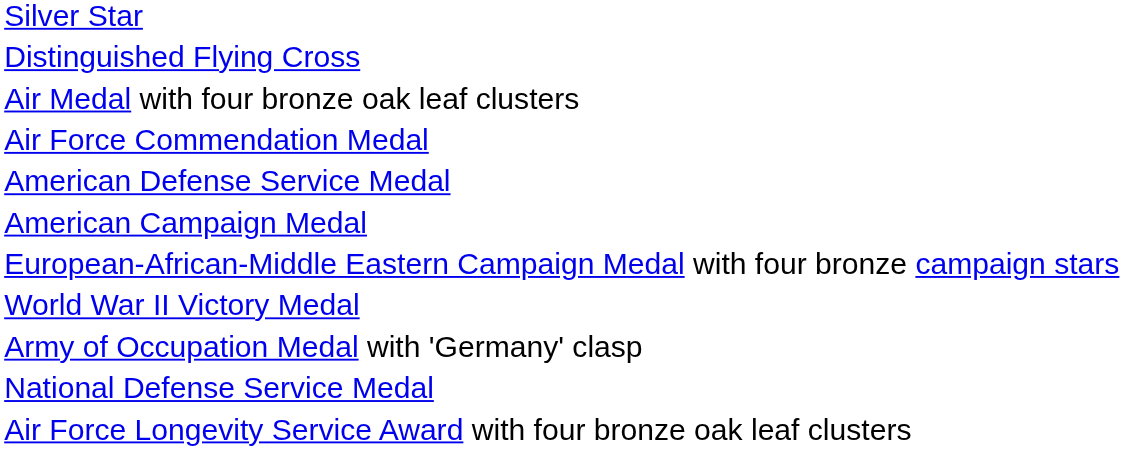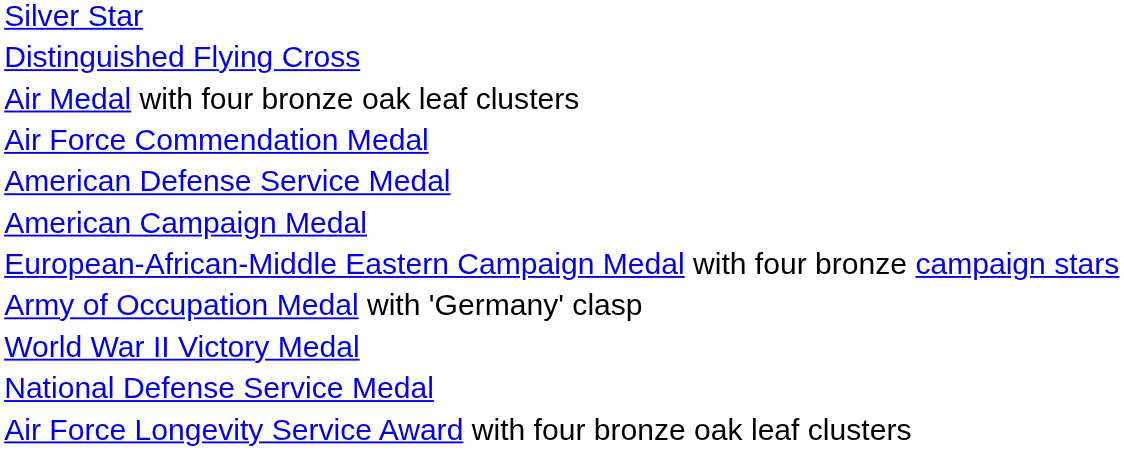rows swapped: (182, 305) <-> (323, 346)
